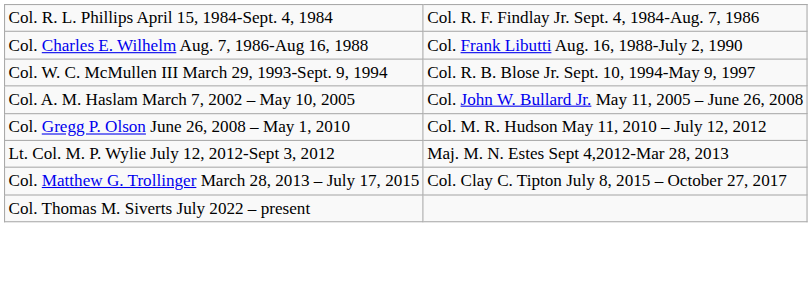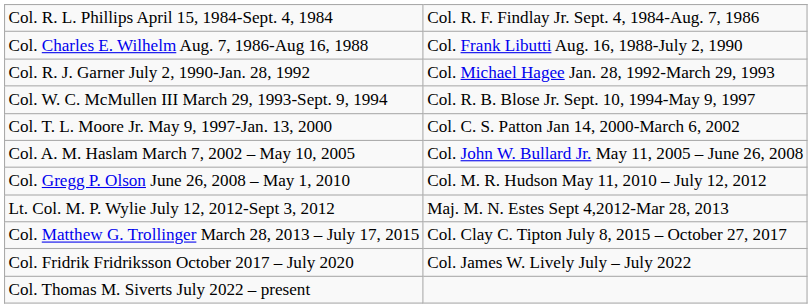+ row: (159, 72)
+ row: (170, 126)
+ row: (181, 262)
